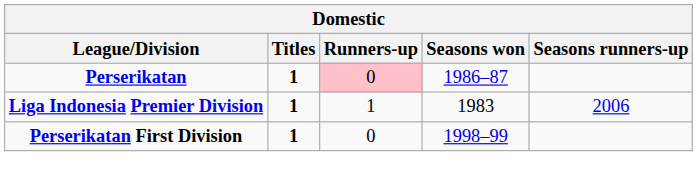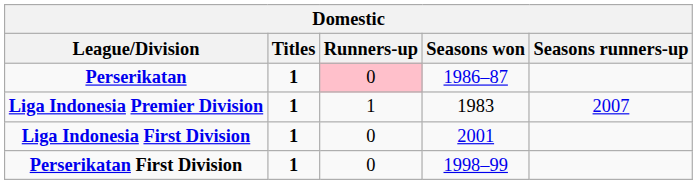(611, 106) 2006 -> (611, 106) 2007
+ row: (136, 135)
